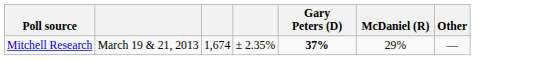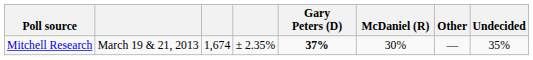+ column: (499, 26)
(395, 45) 29% -> (395, 45) 30%
